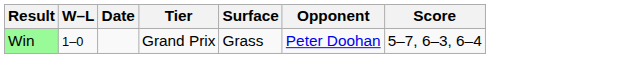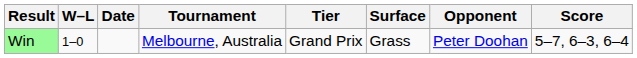+ column: (212, 16)
